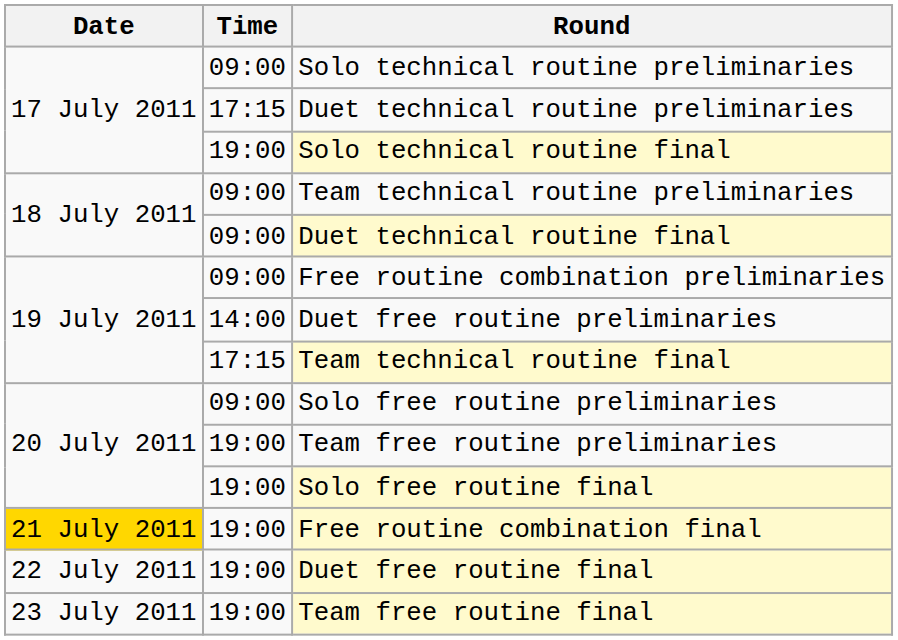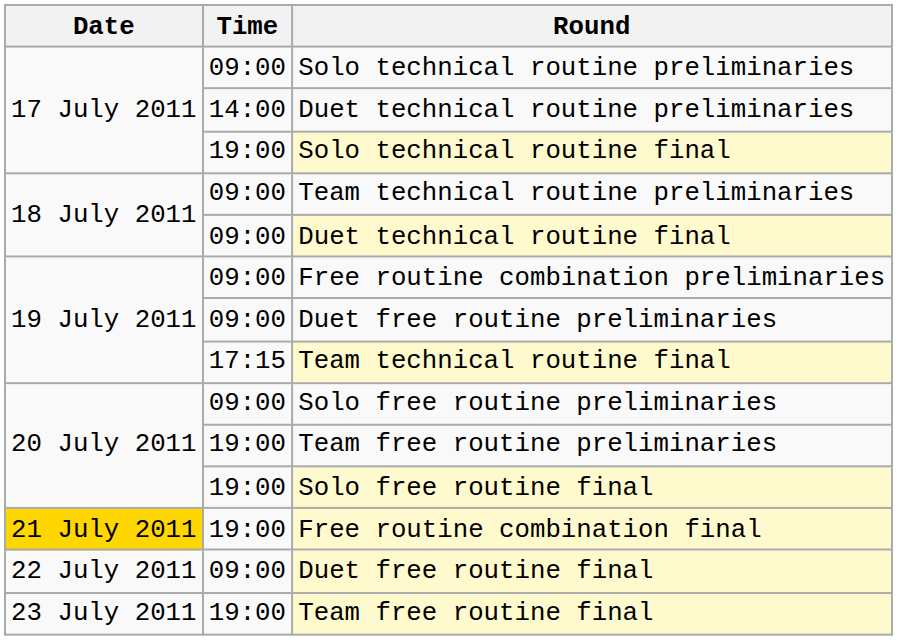(247, 110) 17:15 -> (247, 110) 14:00
(247, 320) 14:00 -> (247, 320) 09:00
(247, 571) 19:00 -> (247, 571) 09:00
